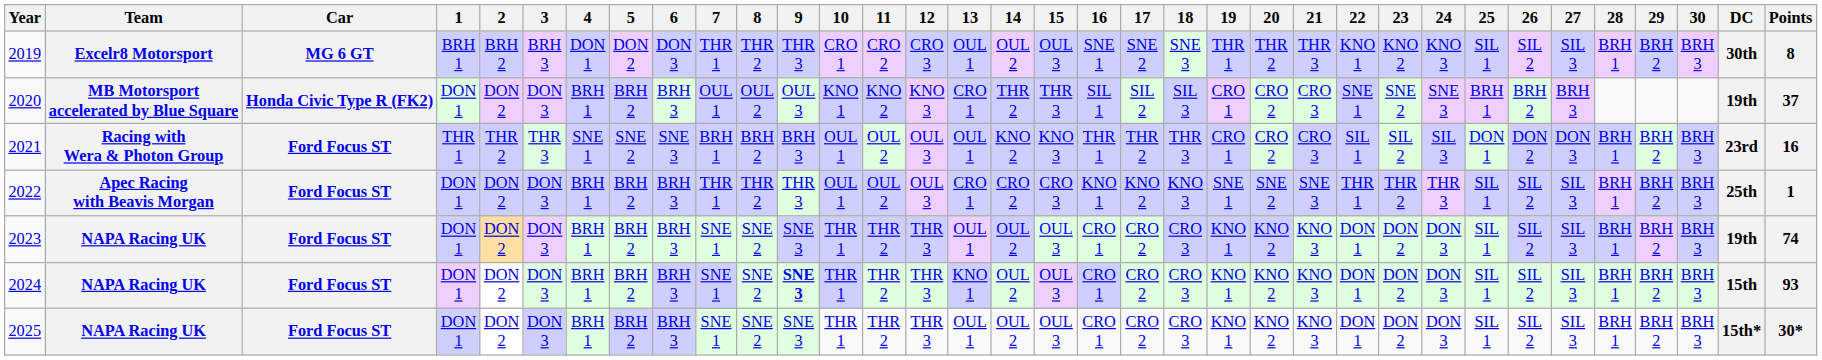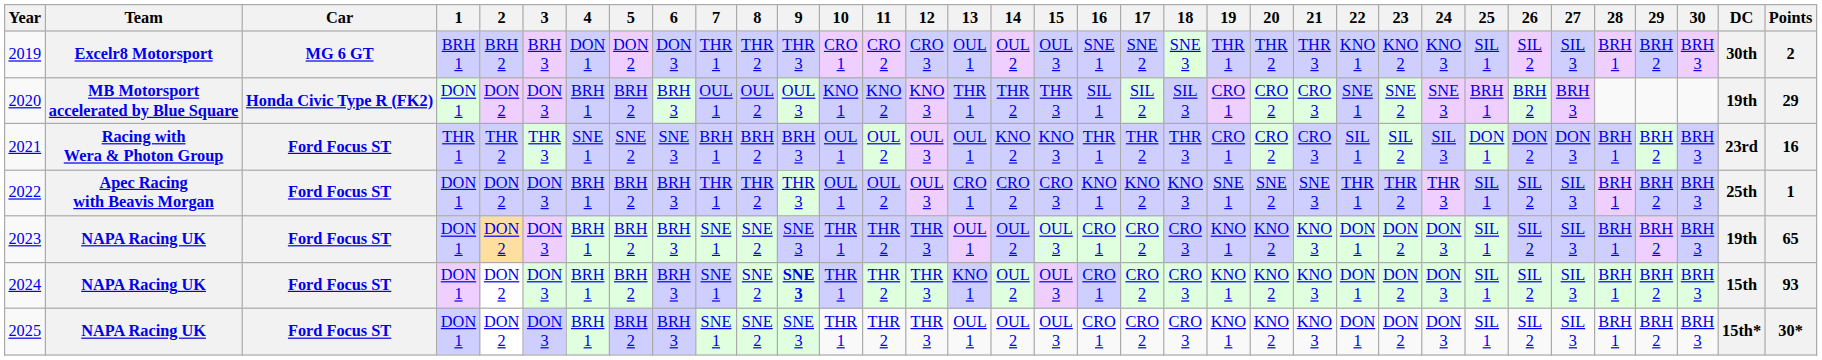(1791, 54) 8 -> (1791, 54) 2
(970, 100) CRO 1 -> (970, 100) THR 1
(1791, 100) 37 -> (1791, 100) 29
(1791, 238) 74 -> (1791, 238) 65
